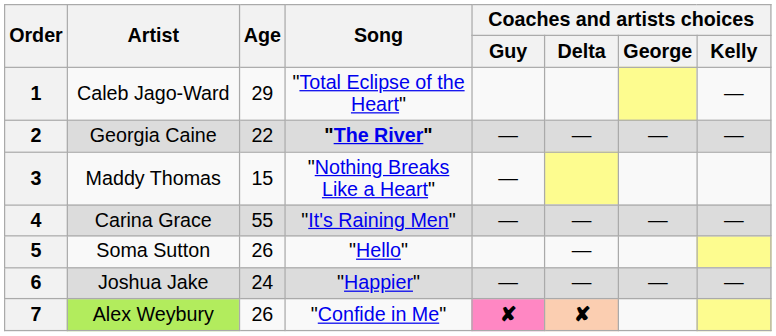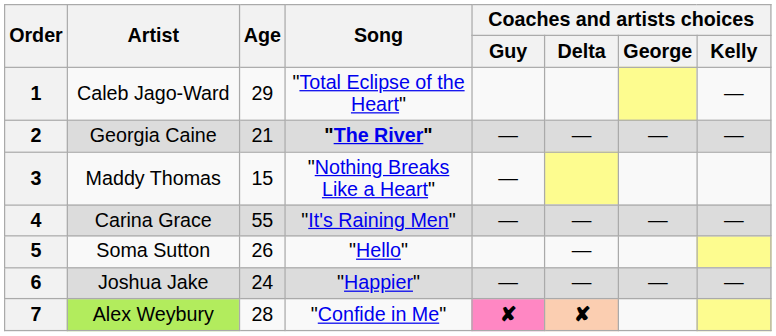(262, 135) 22 -> (262, 135) 21
(262, 314) 26 -> (262, 314) 28
